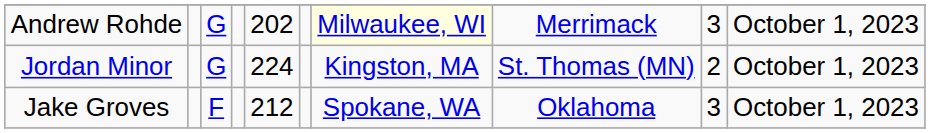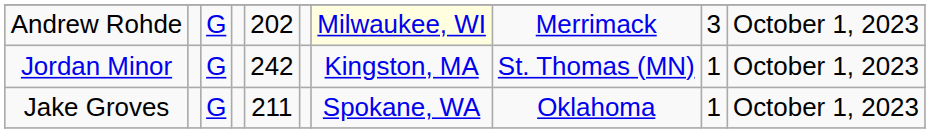(272, 66) 224 -> (272, 66) 242
(714, 66) 2 -> (714, 66) 1
(216, 107) F -> (216, 107) G
(272, 107) 212 -> (272, 107) 211
(714, 107) 3 -> (714, 107) 1
